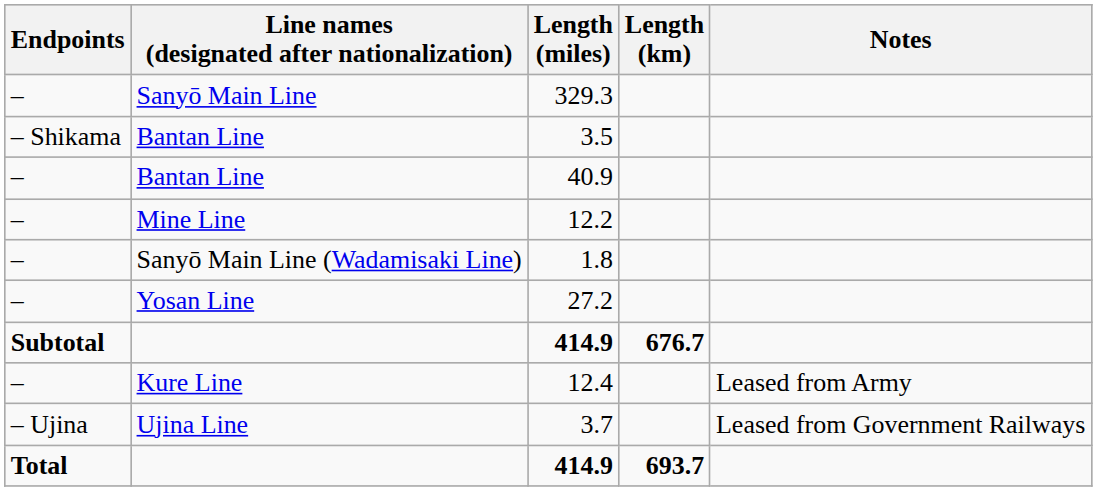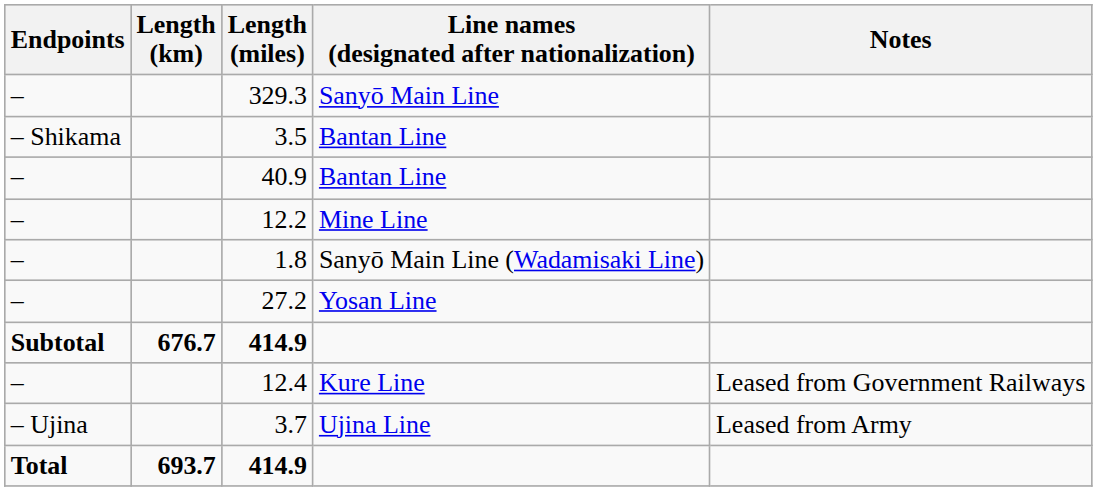columns swapped: (664, 39) <-> (329, 39)
(814, 383) Leased from Army -> (901, 383) Leased from Government Railways
(901, 424) Leased from Government Railways -> (814, 424) Leased from Army
